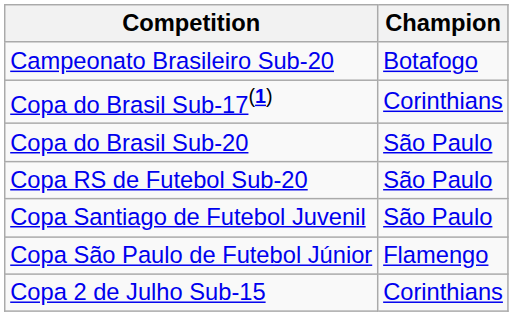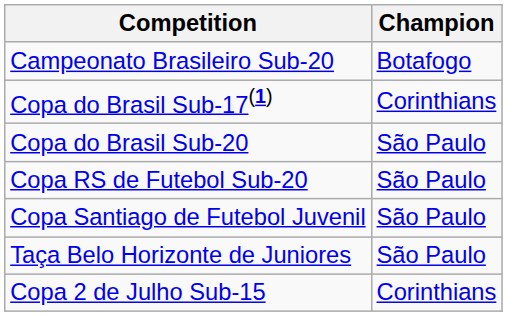- row: (191, 255)
+ row: (181, 255)
